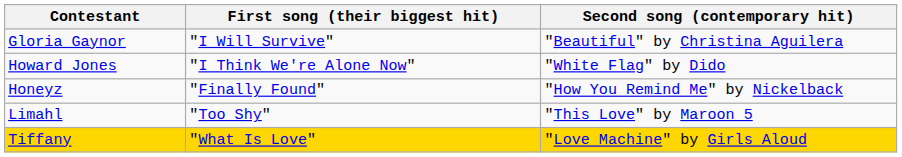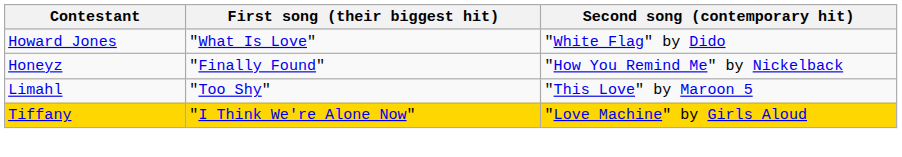- row: (67, 41)
(302, 66) "I Think We're Alone Now" -> (253, 41) "What Is Love"
(253, 140) "What Is Love" -> (302, 115) "I Think We're Alone Now"
